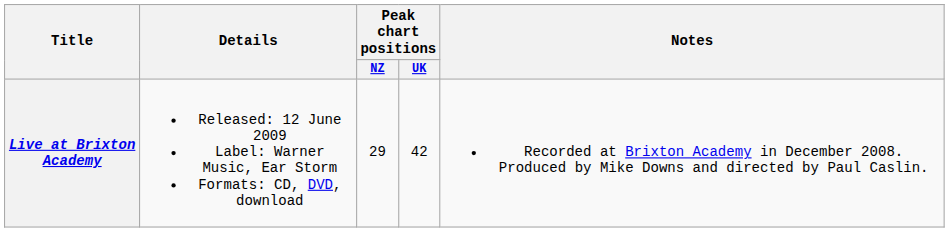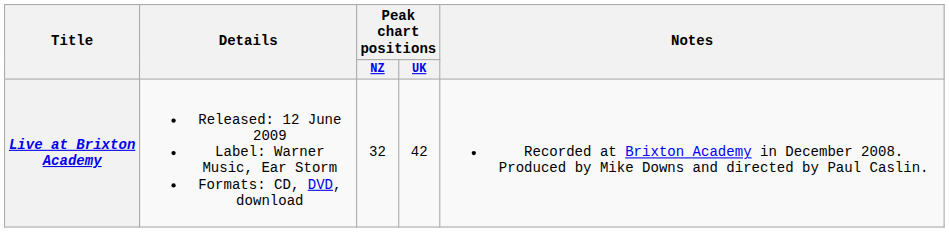(378, 153) 29 -> (378, 153) 32
